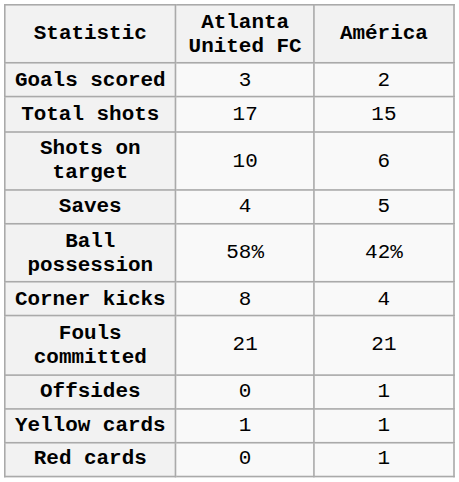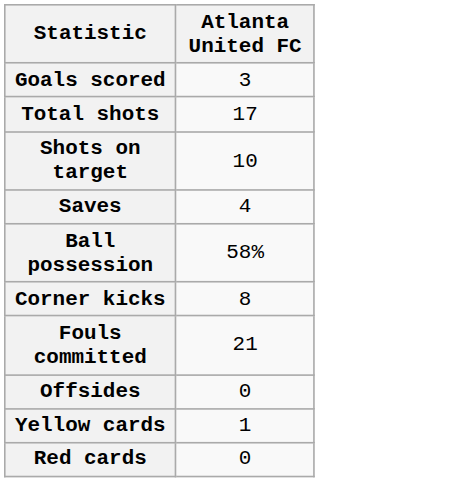- column: (384, 34)
